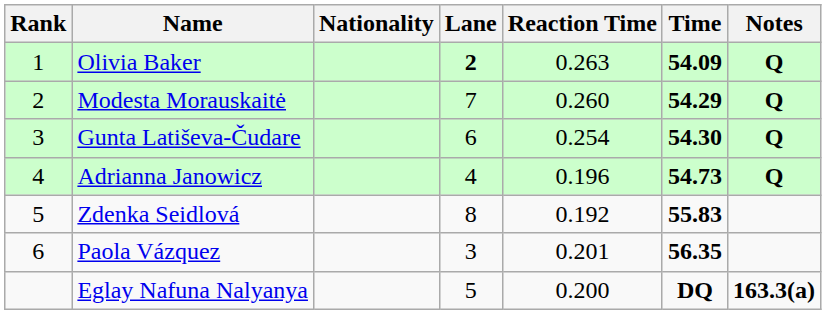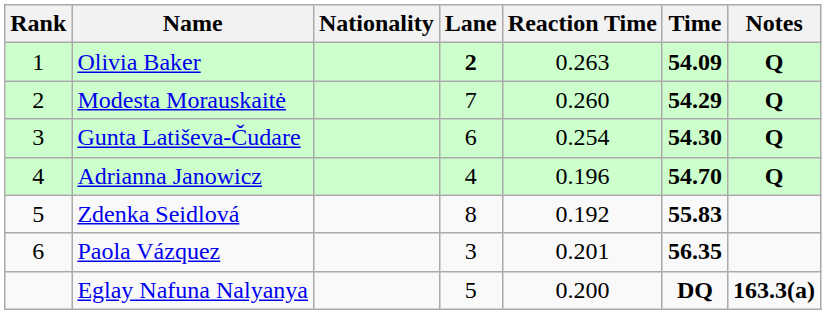(695, 175) 54.73 -> (695, 175) 54.70
